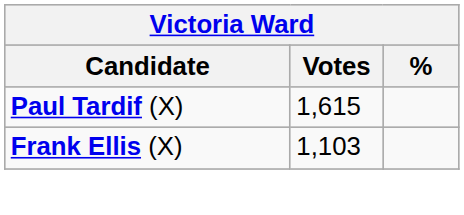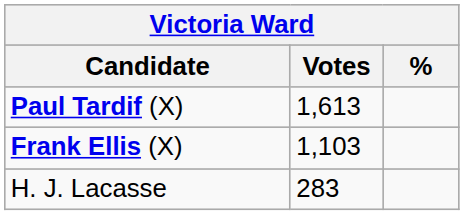(329, 106) 1,615 -> (329, 106) 1,613
+ row: (89, 188)
